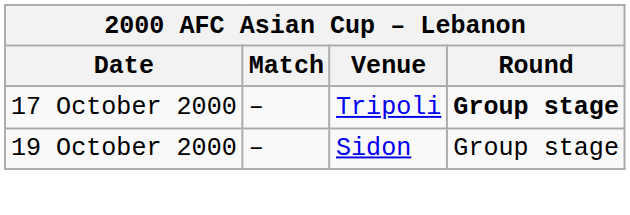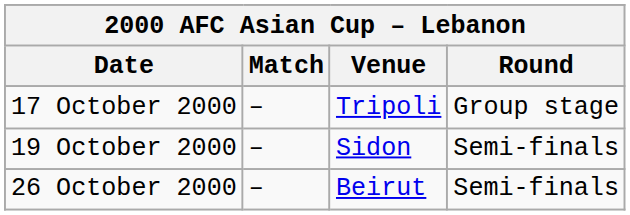(536, 107) bold -> (536, 107) normal
(536, 148) Group stage -> (536, 148) Semi-finals
+ row: (124, 189)
